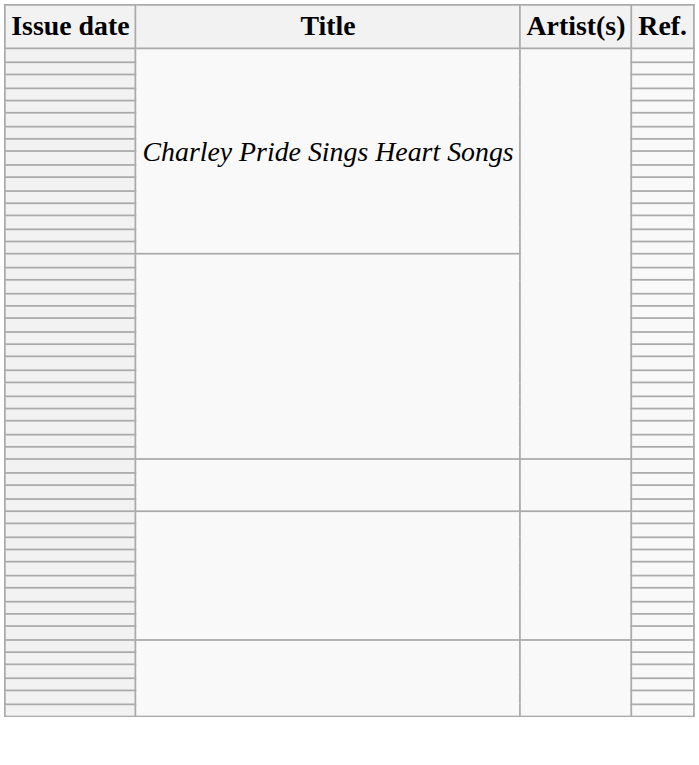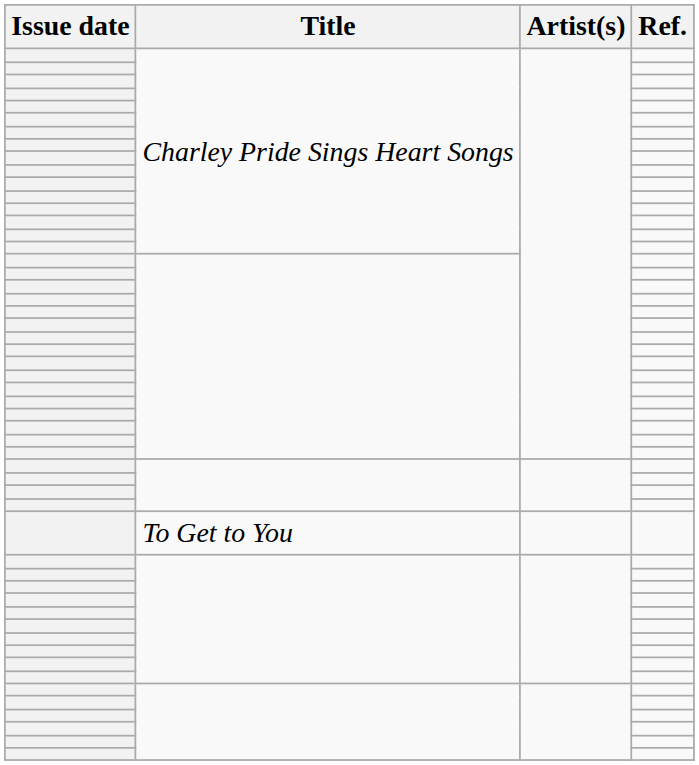+ row: (70, 533)
